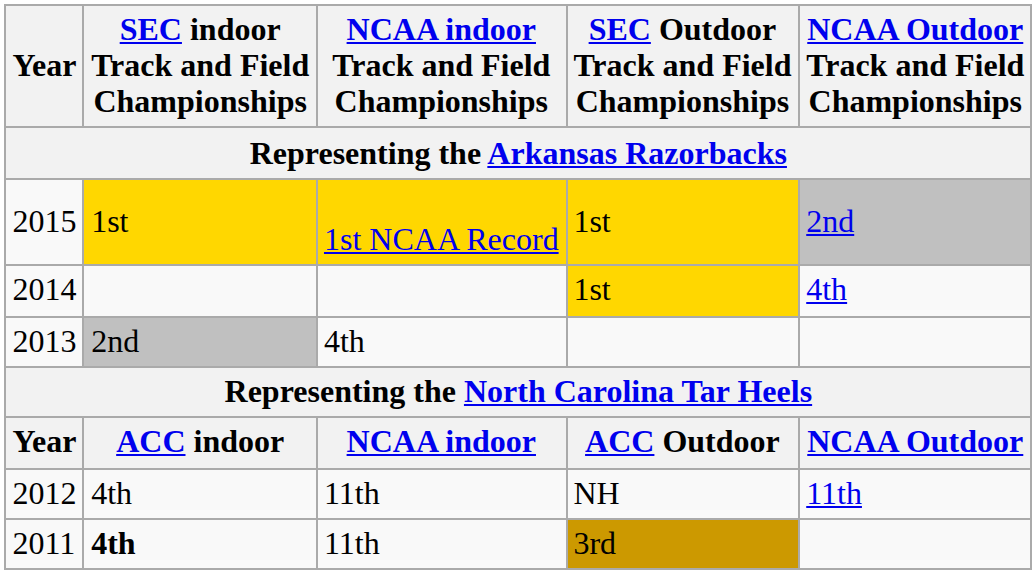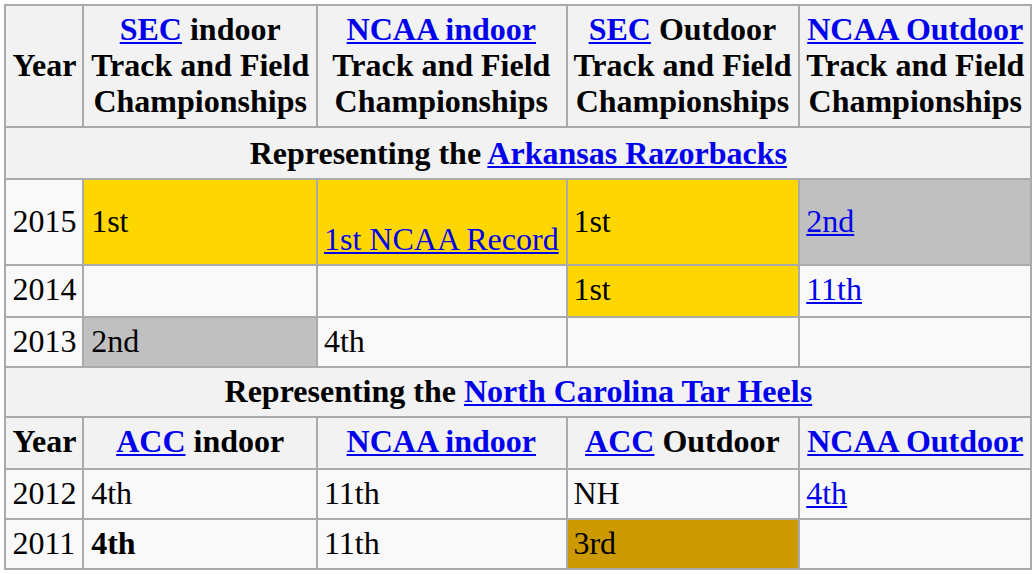(827, 290) 4th -> (834, 290) 11th
(834, 493) 11th -> (827, 493) 4th
